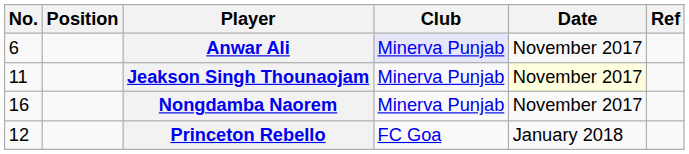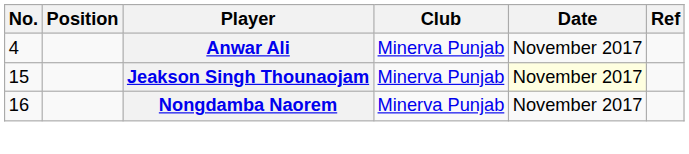(14, 47) 6 -> (14, 47) 4
(441, 47) lavender background -> (441, 47) no background
(18, 76) 11 -> (19, 76) 15
- row: (248, 134)
